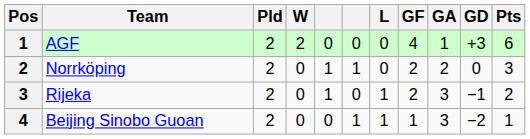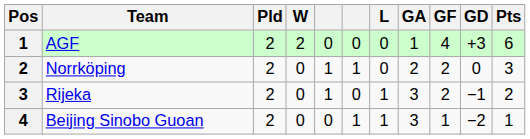columns swapped: (413, 17) <-> (444, 17)
